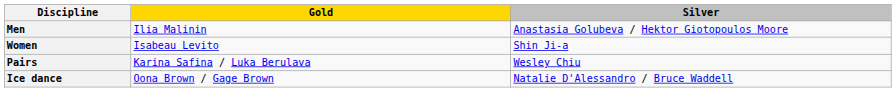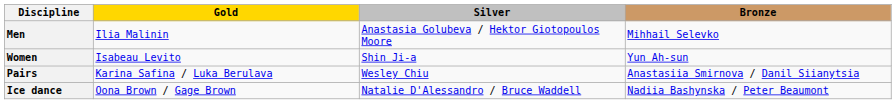+ column: (758, 13)
